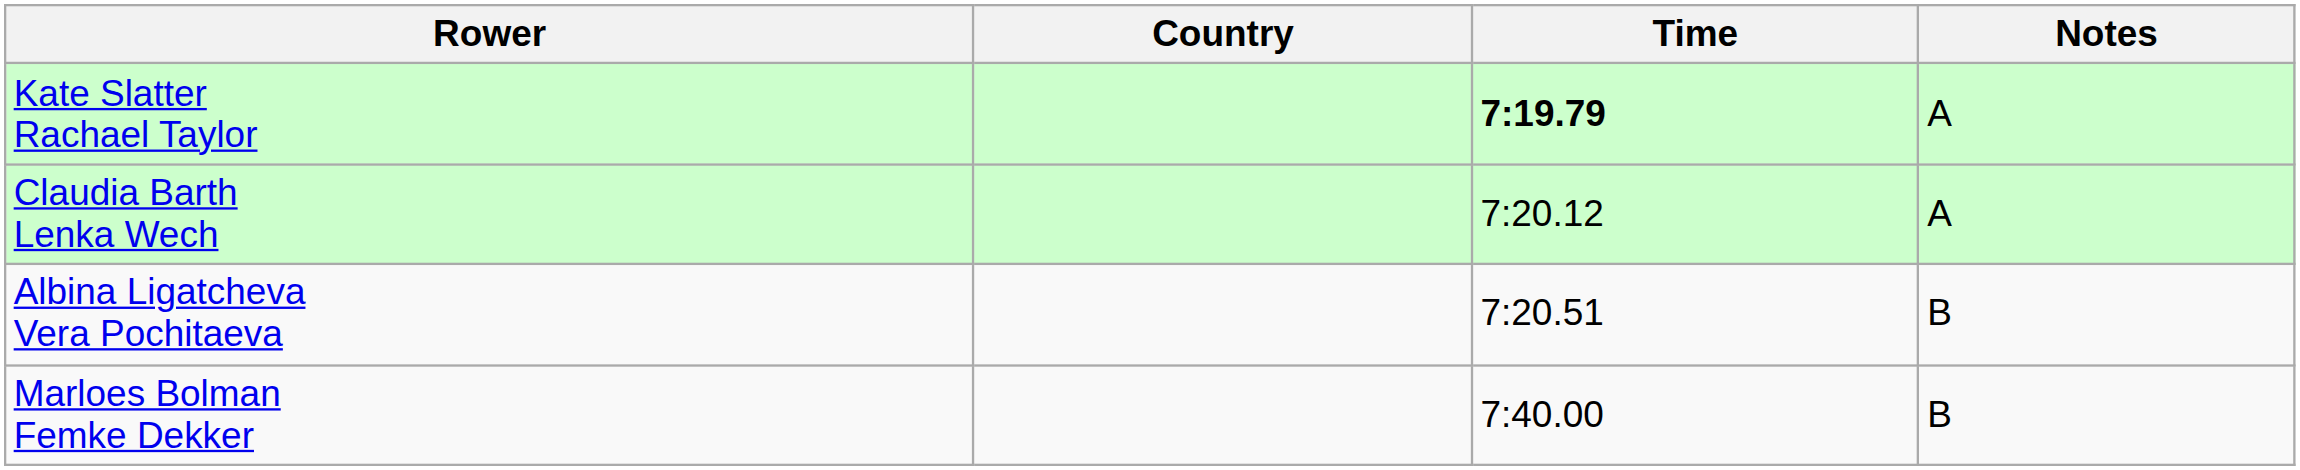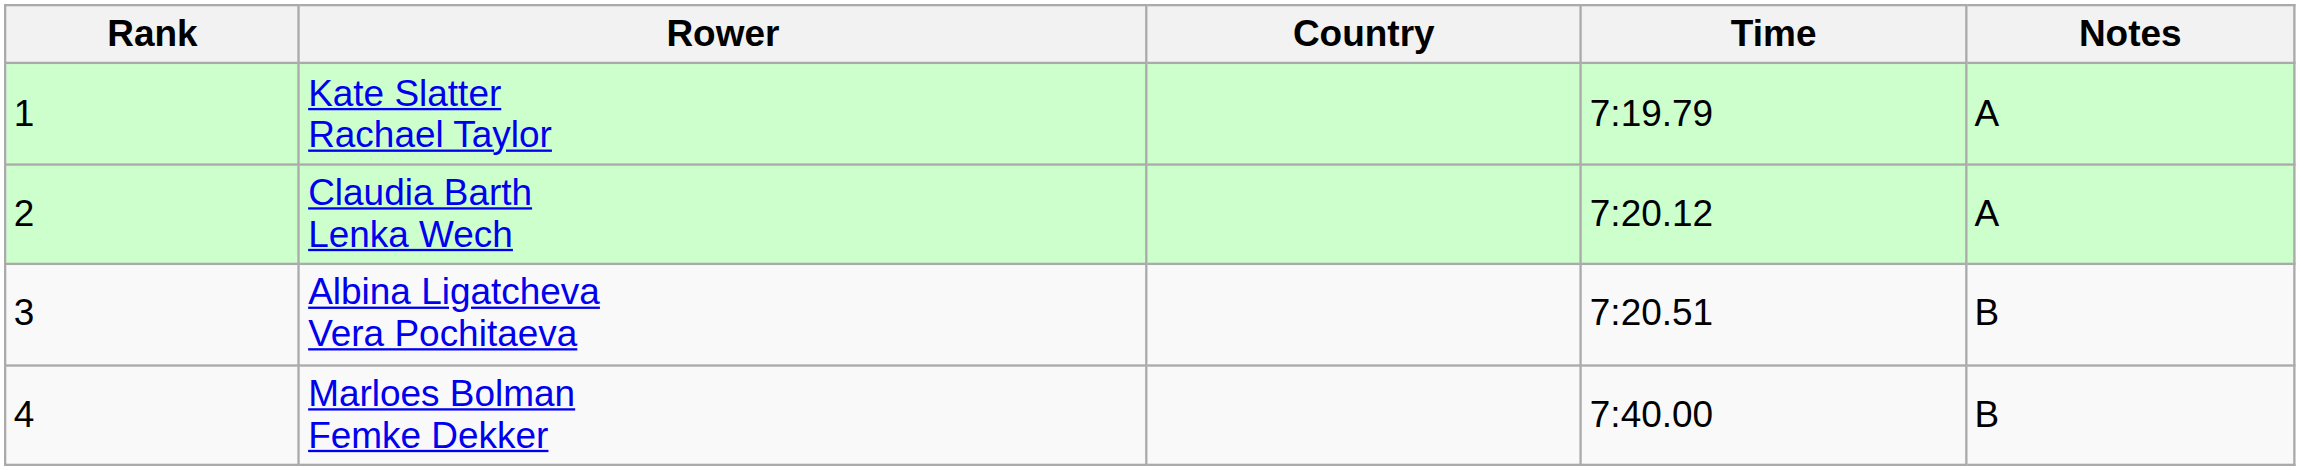+ column: (152, 33)
(1543, 113) bold -> (1651, 113) normal
